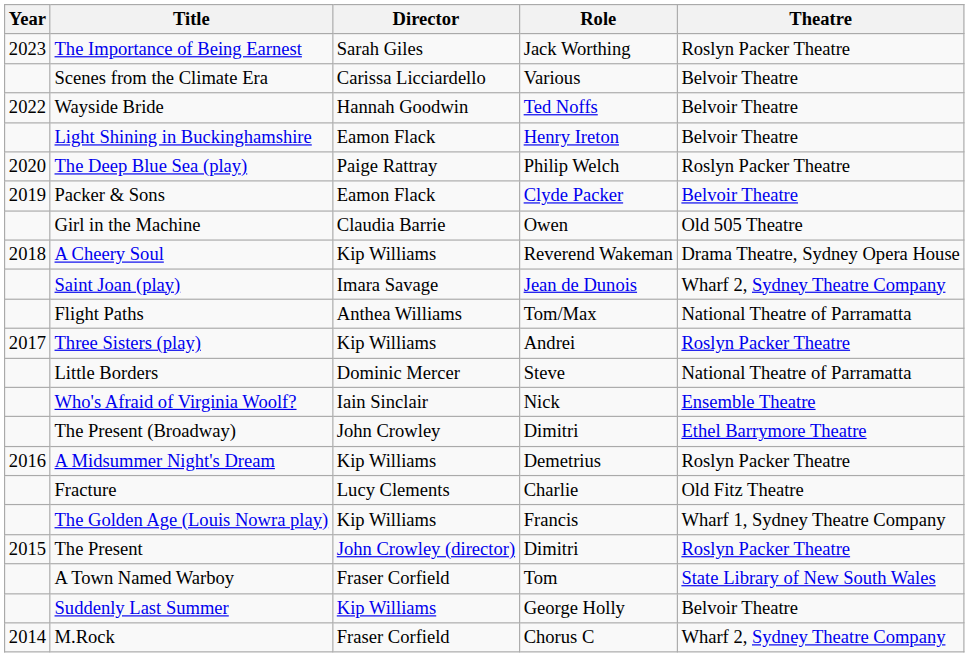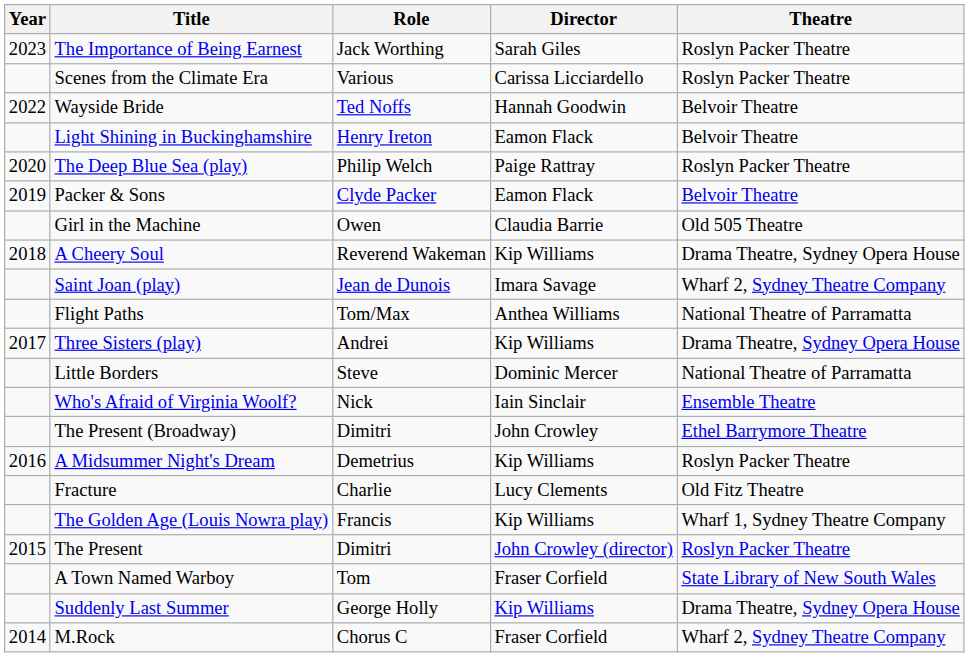columns swapped: (598, 19) <-> (426, 19)
(740, 78) Belvoir Theatre -> (766, 78) Roslyn Packer Theatre
(766, 343) Roslyn Packer Theatre -> (821, 343) Drama Theatre, Sydney Opera House
(740, 607) Belvoir Theatre -> (821, 607) Drama Theatre, Sydney Opera House
